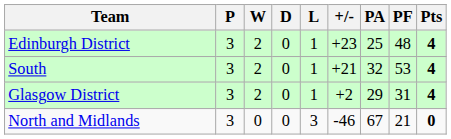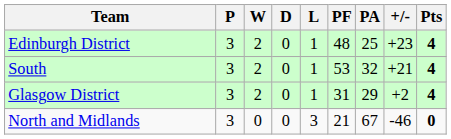columns swapped: (403, 17) <-> (344, 17)
